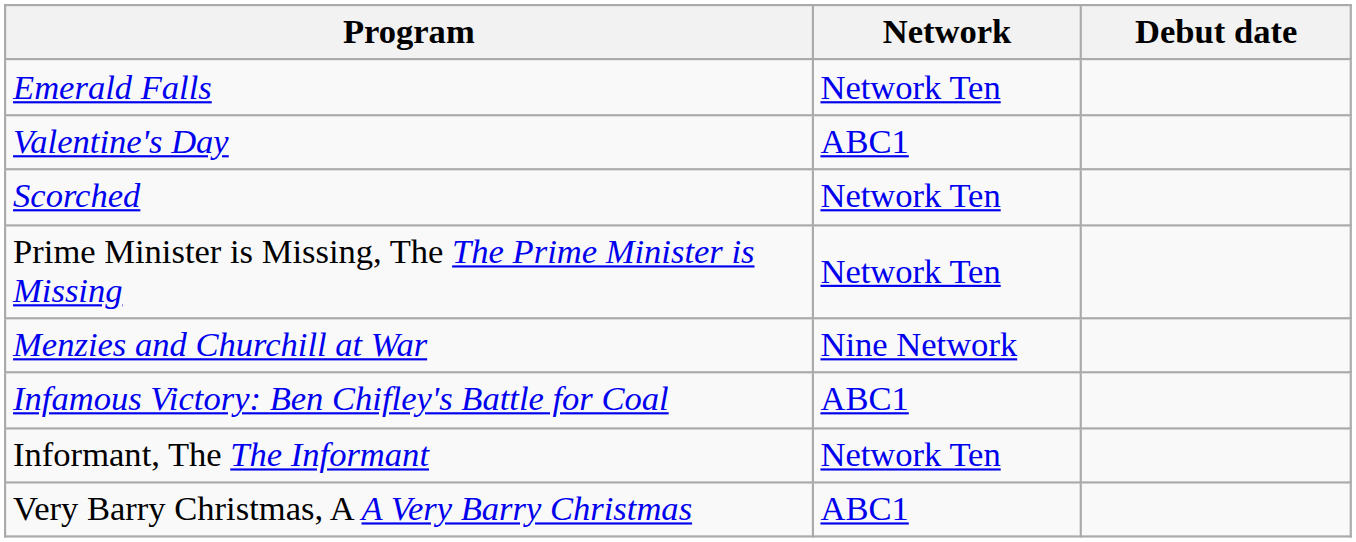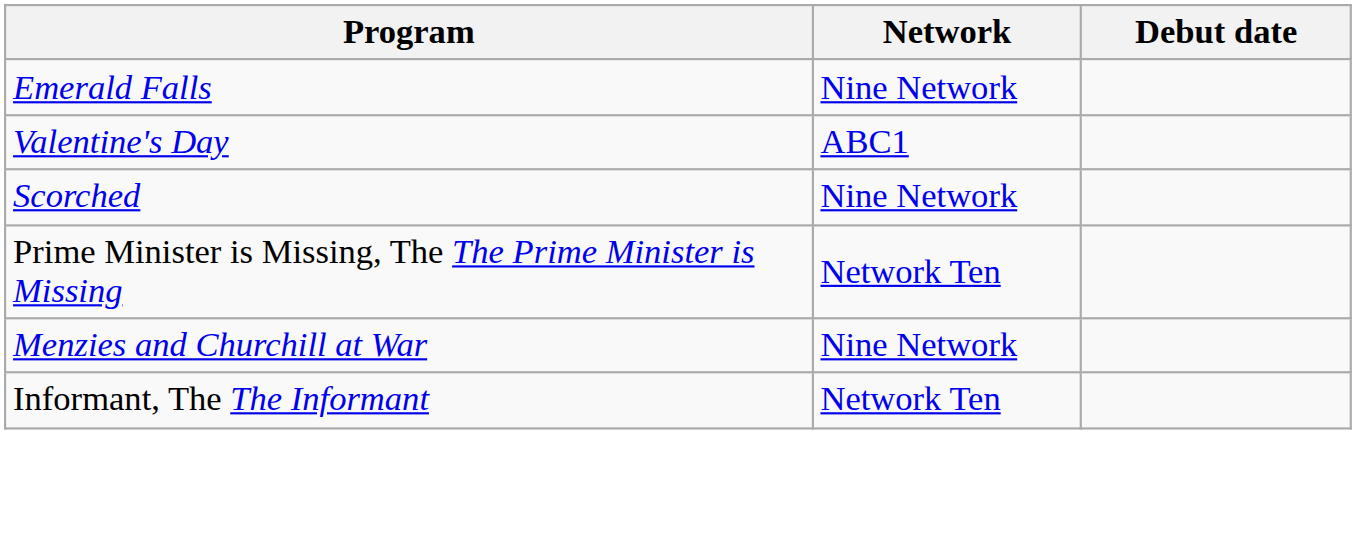(911, 86) Network Ten -> (919, 86) Nine Network
(911, 196) Network Ten -> (919, 196) Nine Network
- row: (341, 399)
- row: (353, 509)
